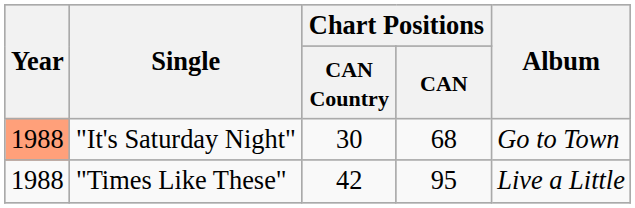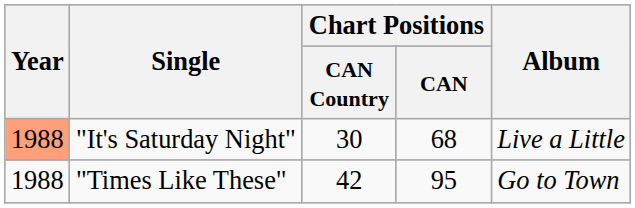(558, 138) Go to Town -> (561, 138) Live a Little
(561, 180) Live a Little -> (558, 180) Go to Town
